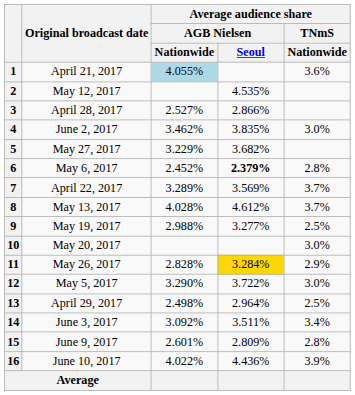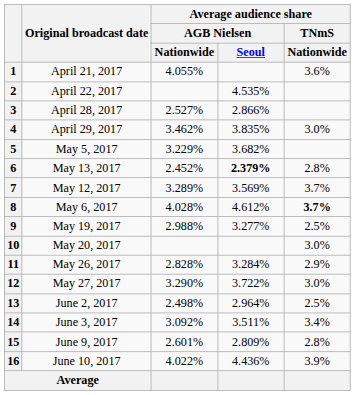(184, 71) lightblue background -> (184, 71) no background
(87, 91) May 12, 2017 -> (87, 91) April 22, 2017
(87, 129) June 2, 2017 -> (87, 129) April 29, 2017
(87, 149) May 27, 2017 -> (87, 149) May 5, 2017
(87, 168) May 6, 2017 -> (87, 168) May 13, 2017
(87, 187) April 22, 2017 -> (87, 187) May 12, 2017
(87, 206) May 13, 2017 -> (87, 206) May 6, 2017
(317, 206) normal -> (317, 206) bold
(251, 264) gold background -> (251, 264) no background
(87, 284) May 5, 2017 -> (87, 284) May 27, 2017
(87, 303) April 29, 2017 -> (87, 303) June 2, 2017
